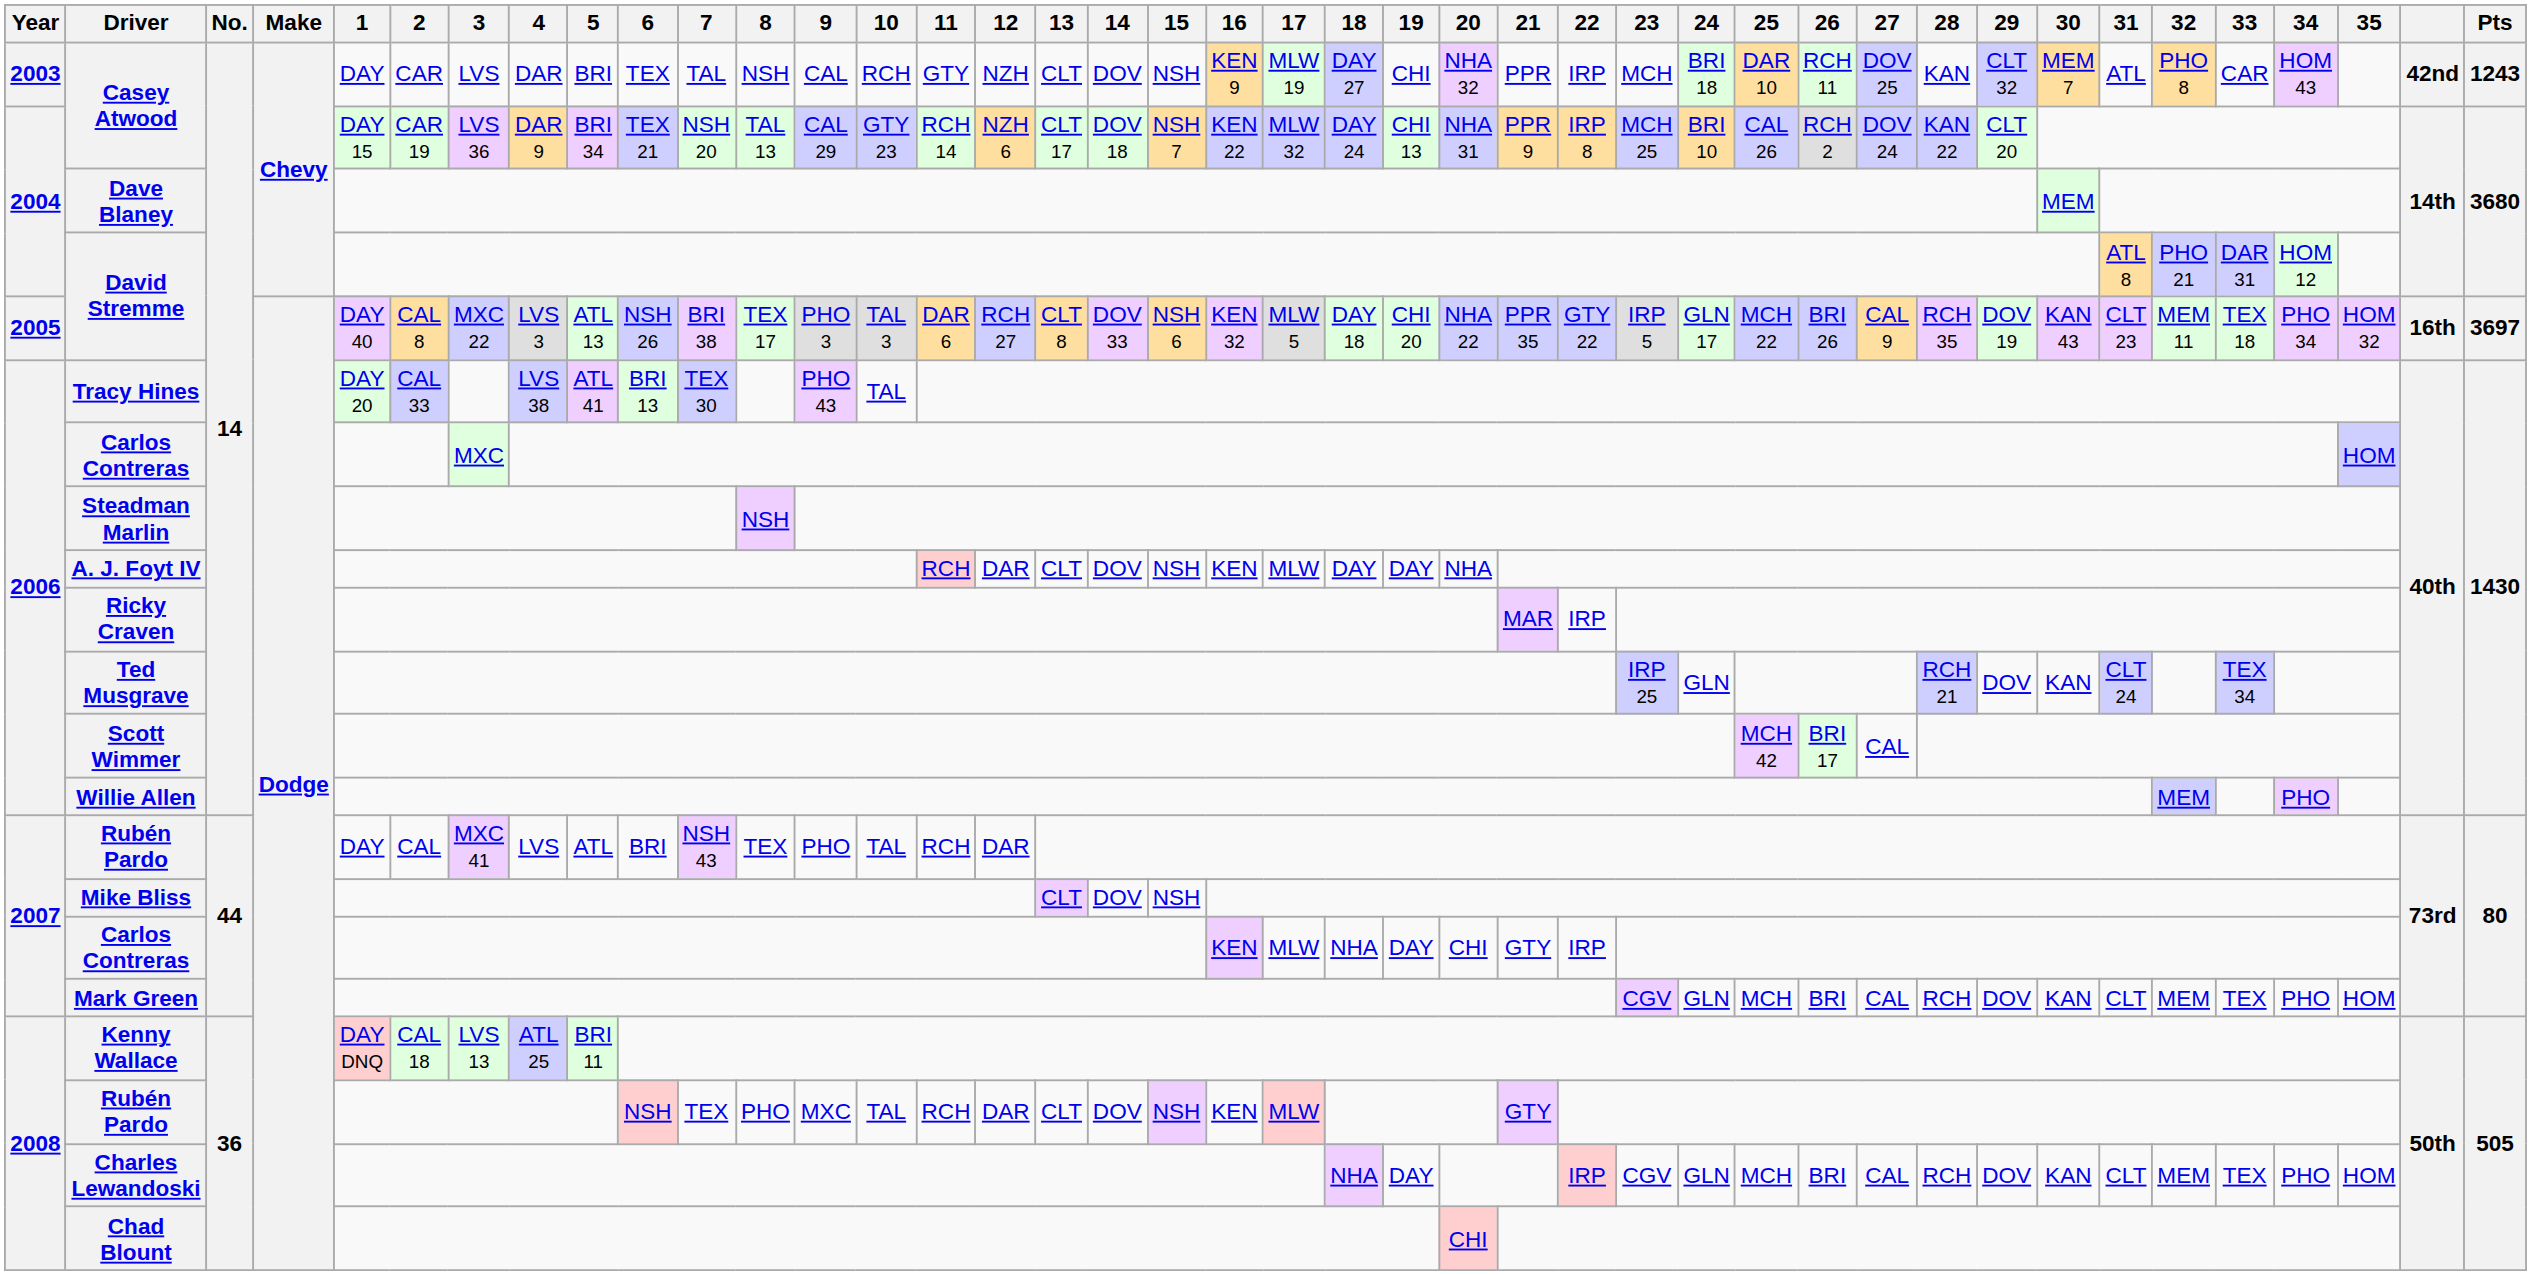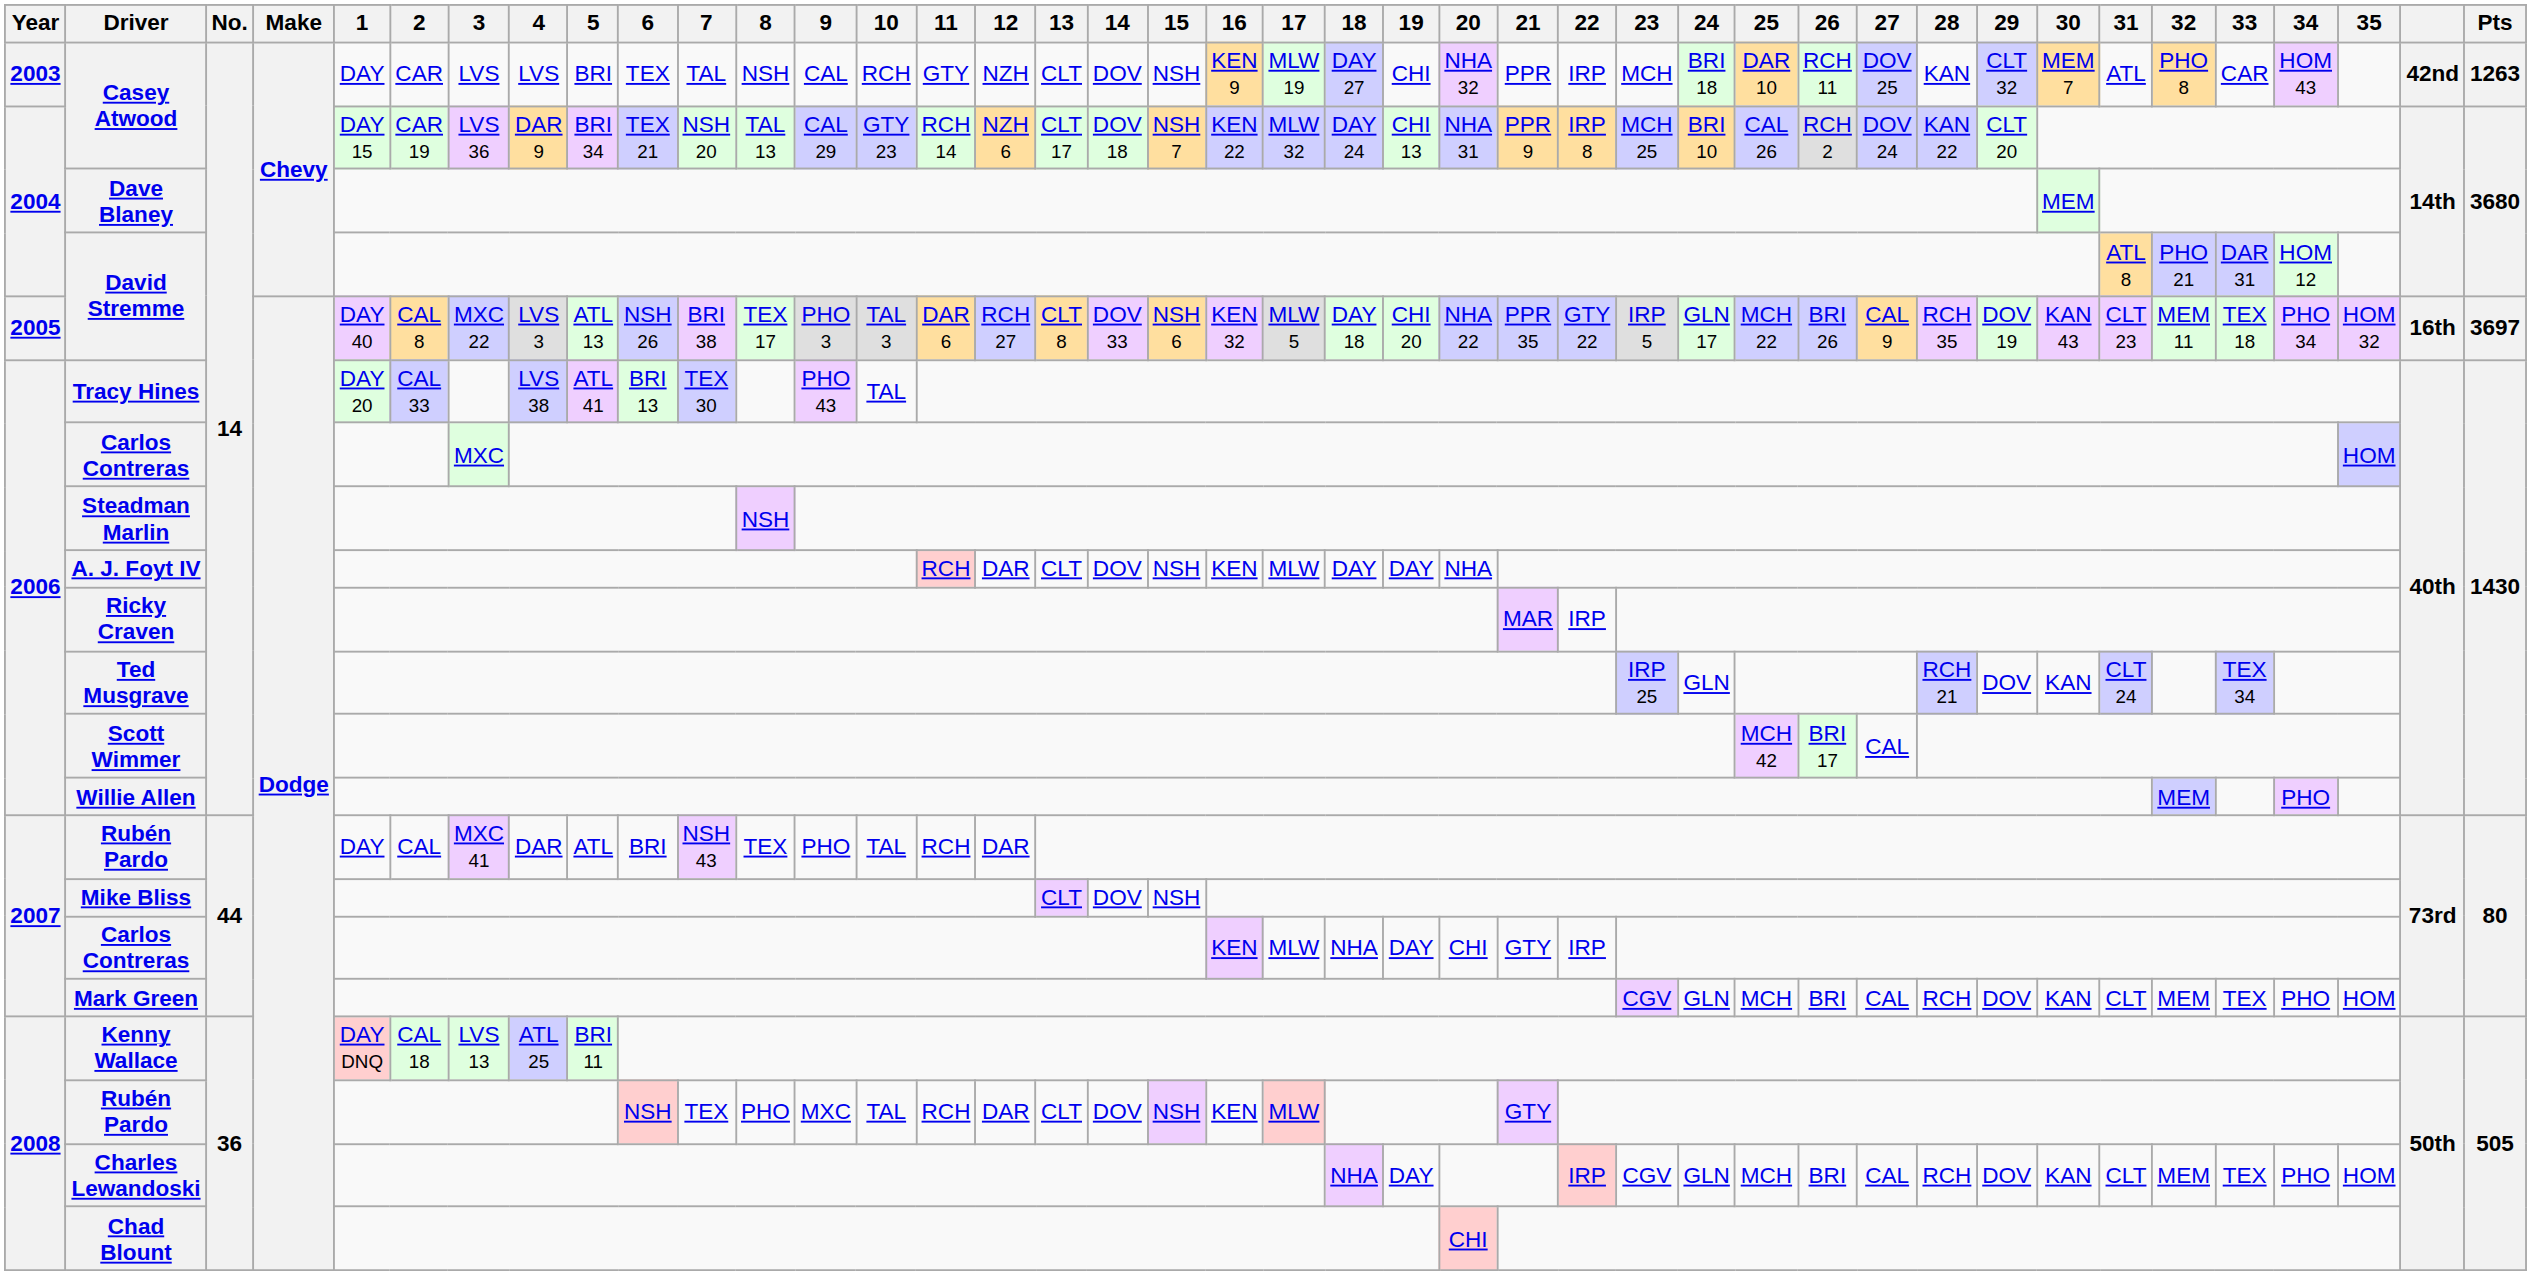(539, 74) DAR -> (539, 74) LVS
(2495, 74) 1243 -> (2495, 74) 1263
(539, 847) LVS -> (539, 847) DAR
